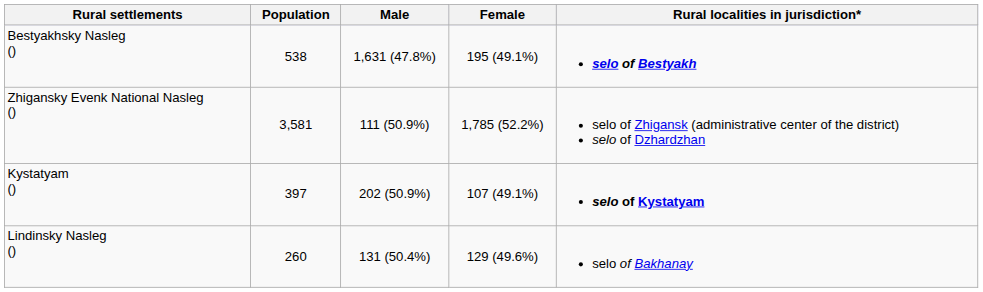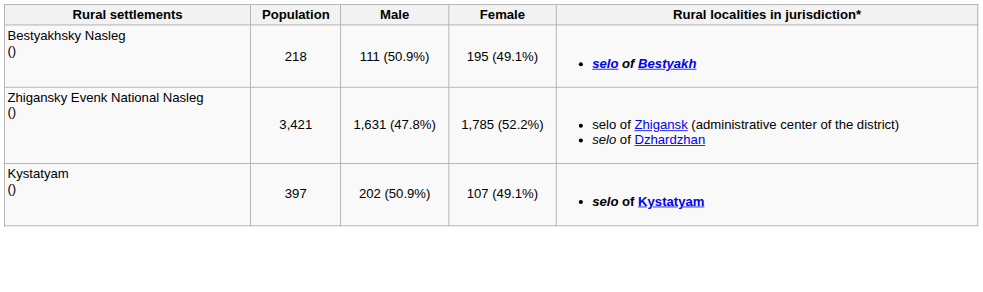(296, 56) 538 -> (296, 56) 218
(395, 56) 1,631 (47.8%) -> (395, 56) 111 (50.9%)
(296, 125) 3,581 -> (296, 125) 3,421
(395, 125) 111 (50.9%) -> (395, 125) 1,631 (47.8%)
- row: (57, 243)
